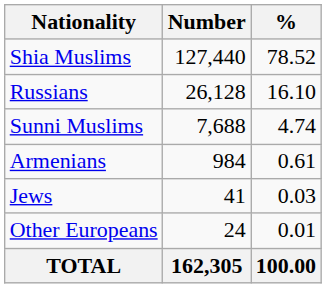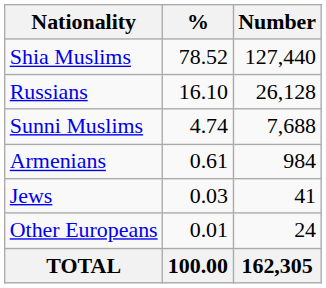columns swapped: (207, 21) <-> (286, 21)
